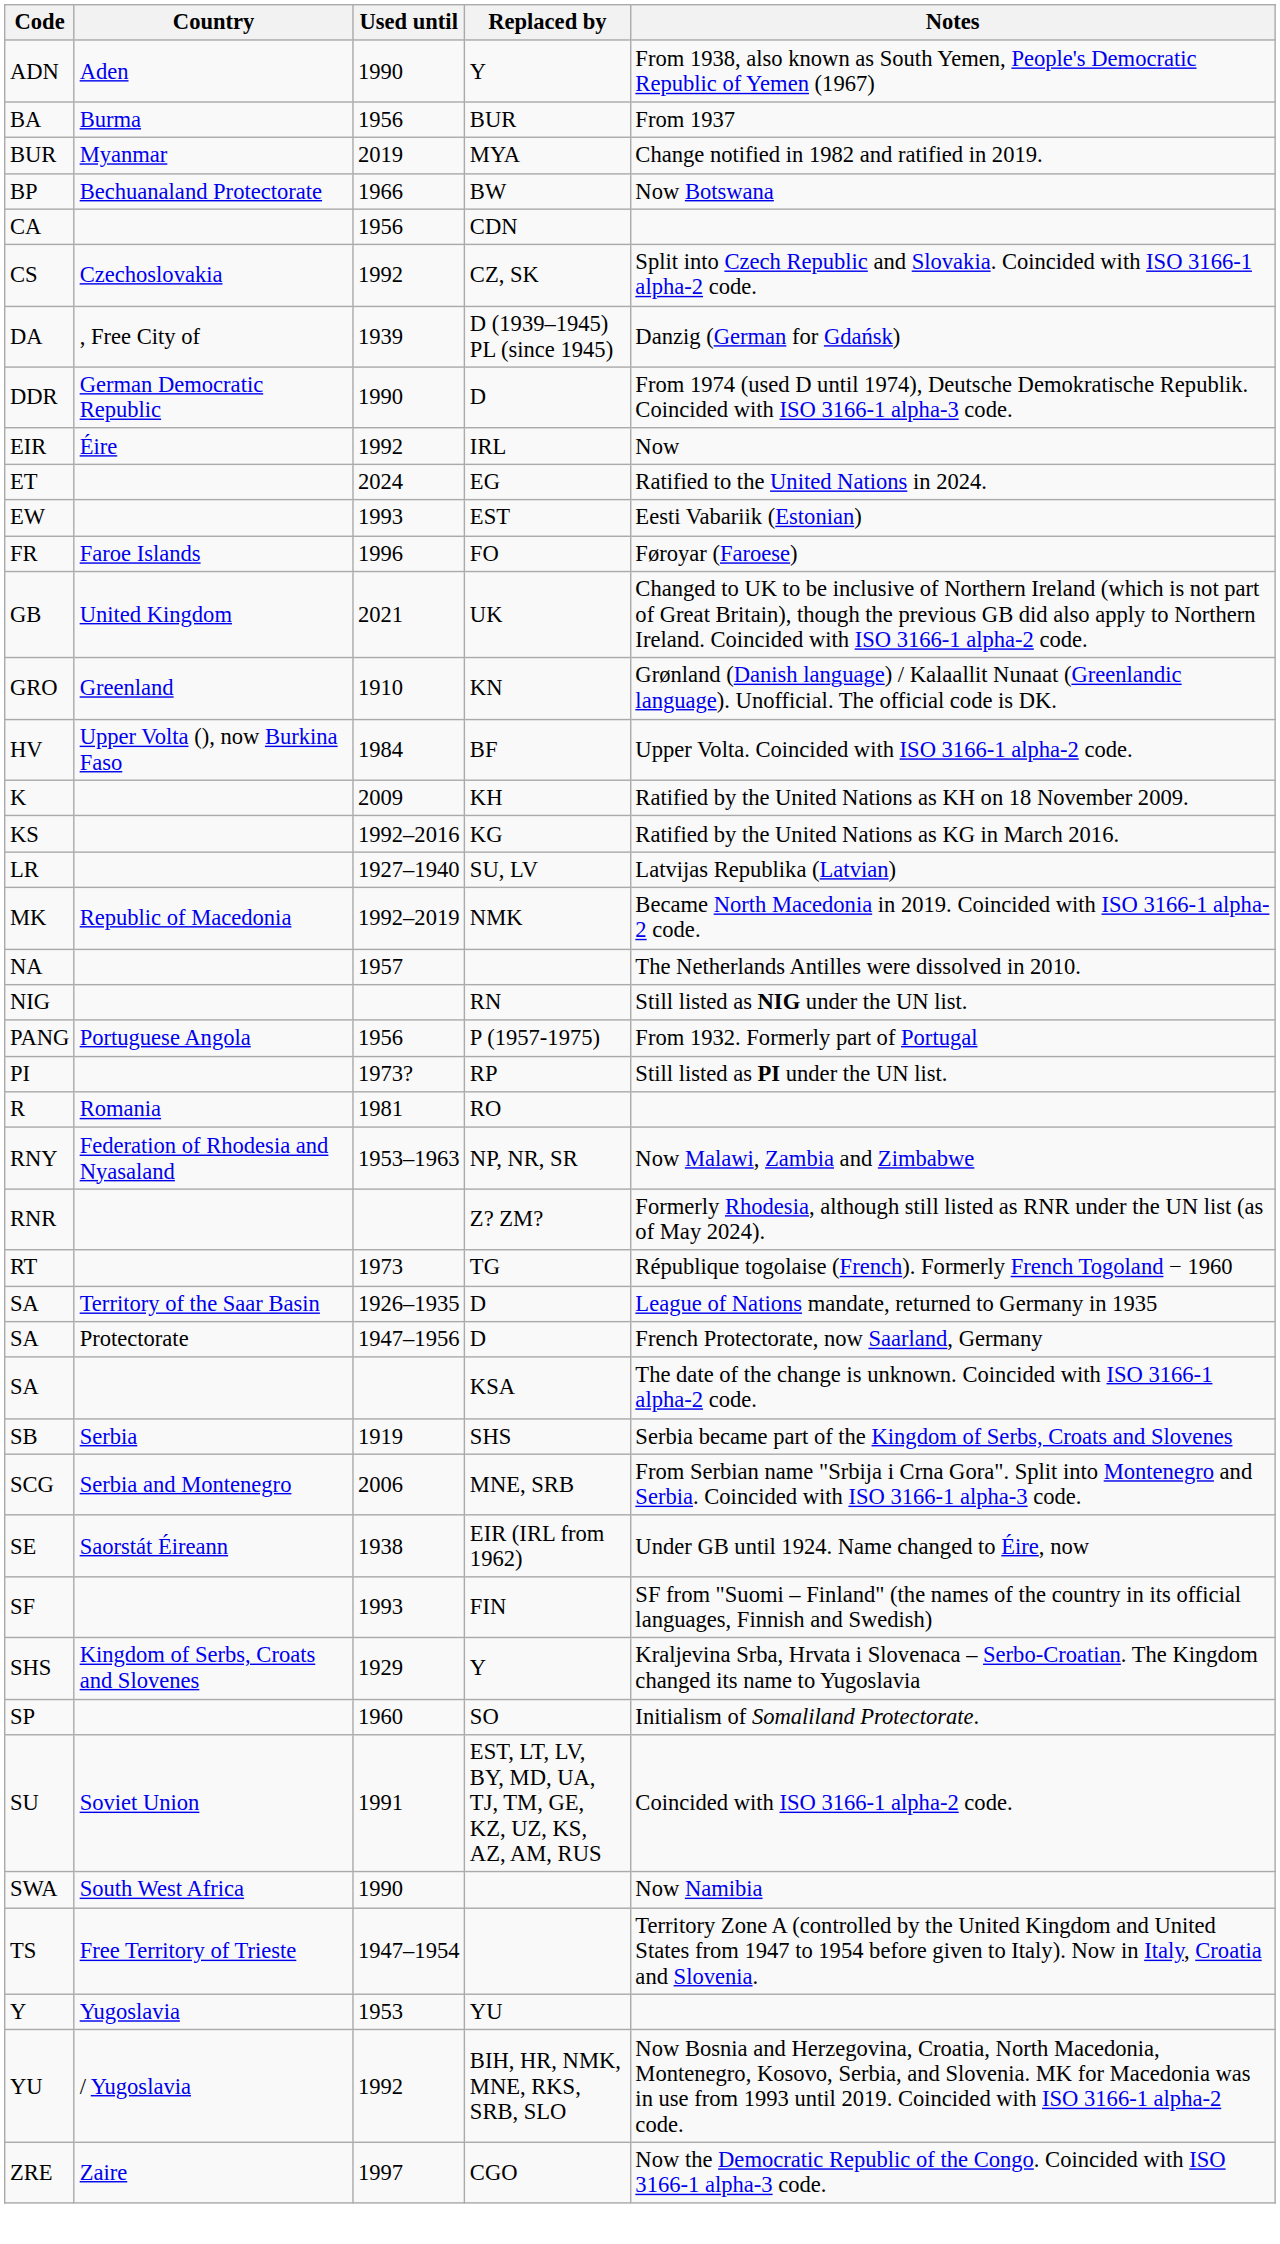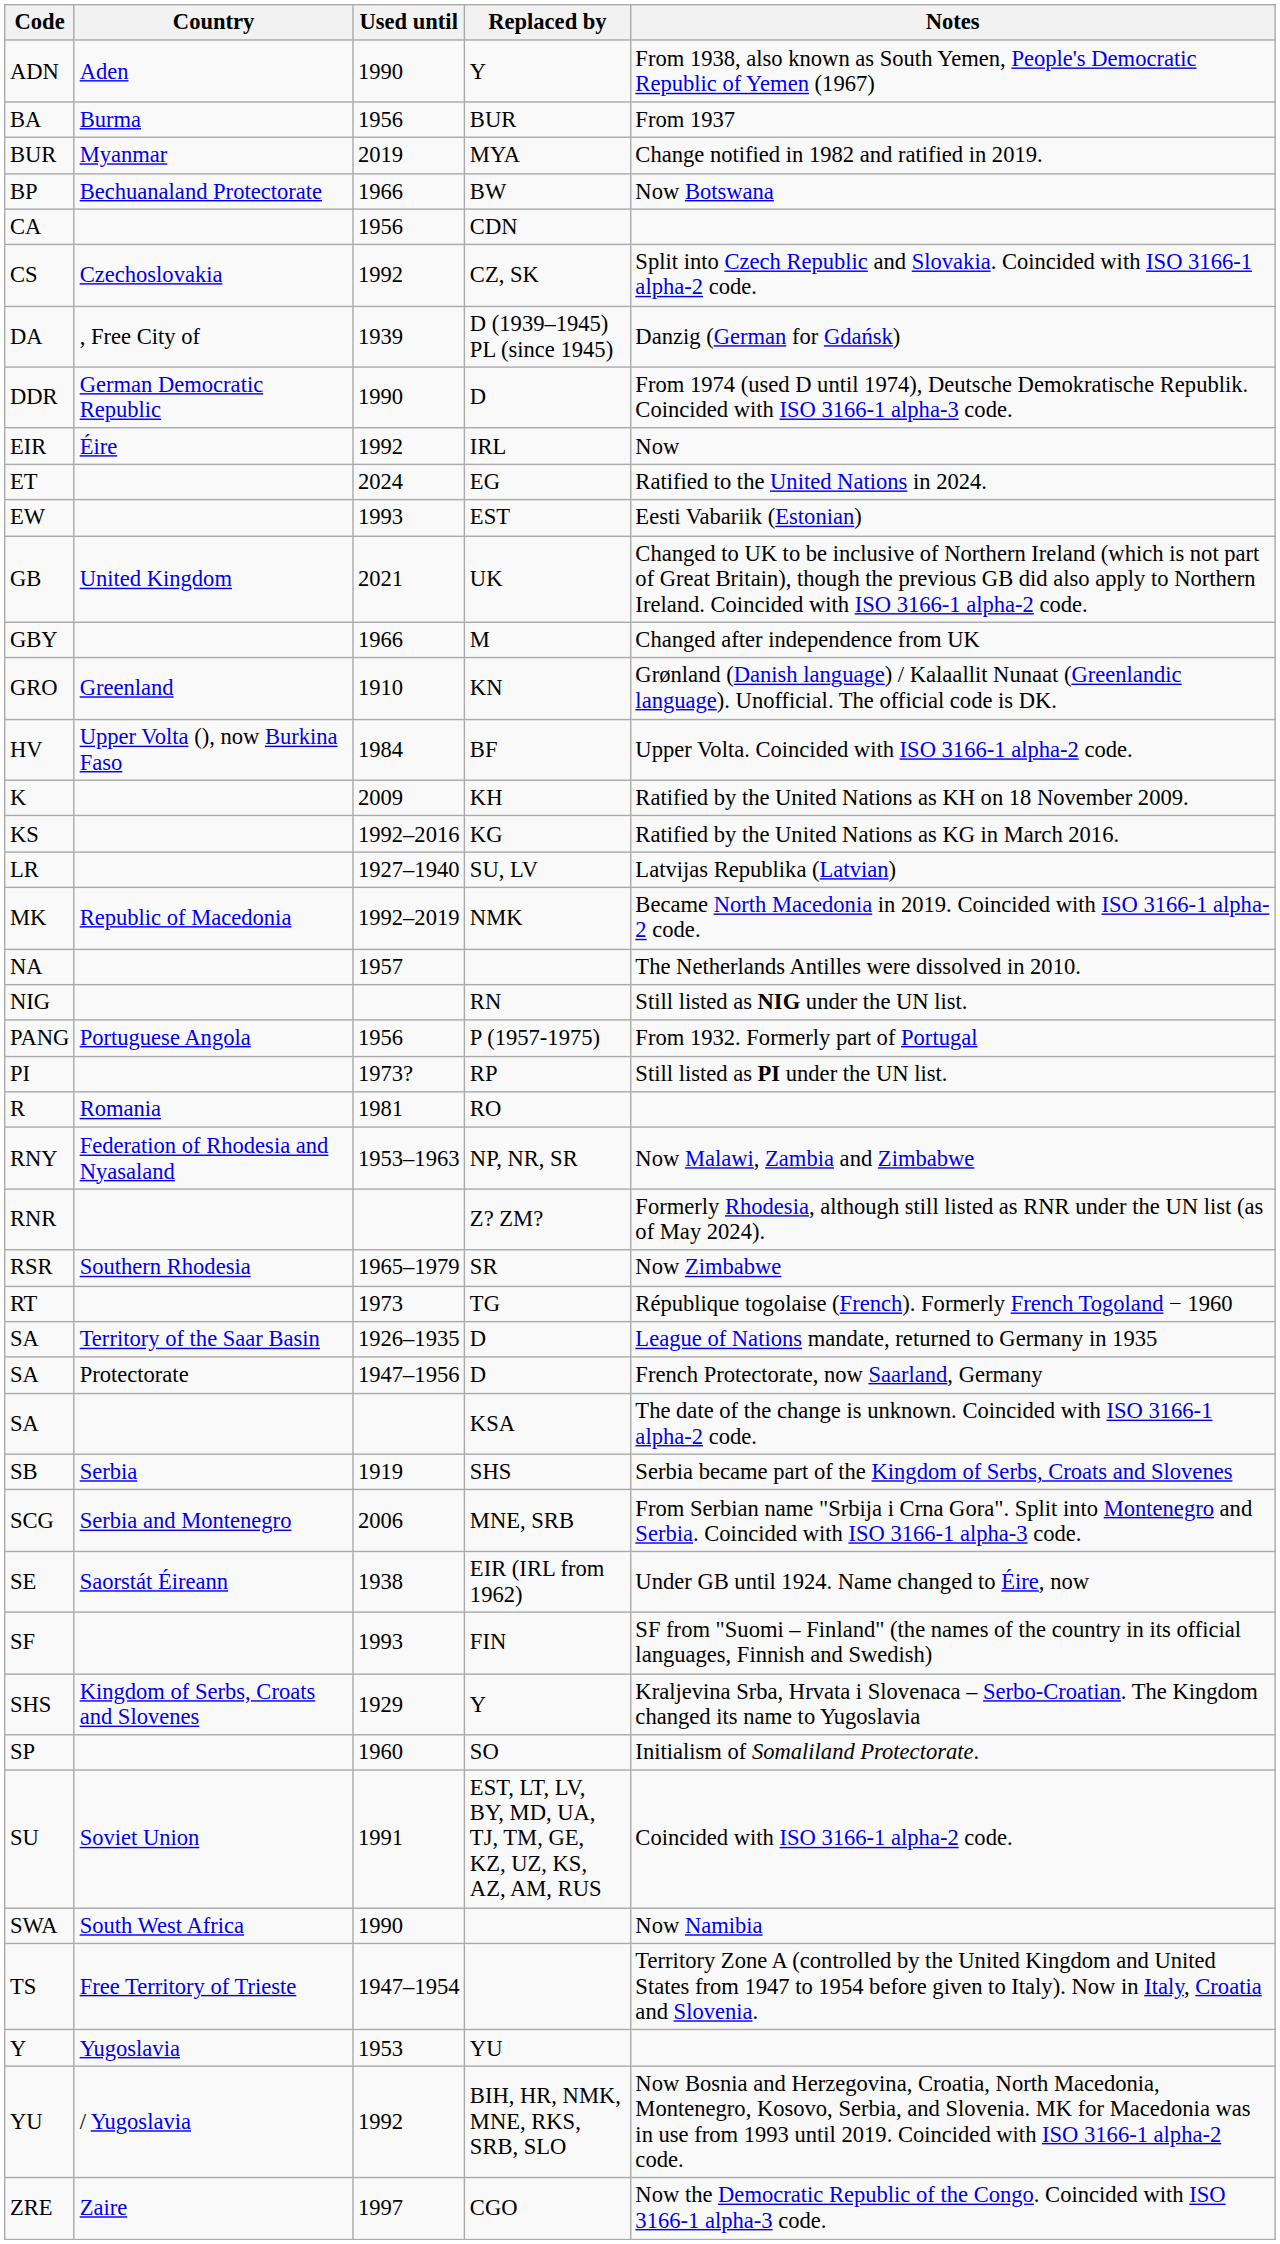- row: (24, 553)
+ row: (34, 639)
+ row: (31, 1267)
